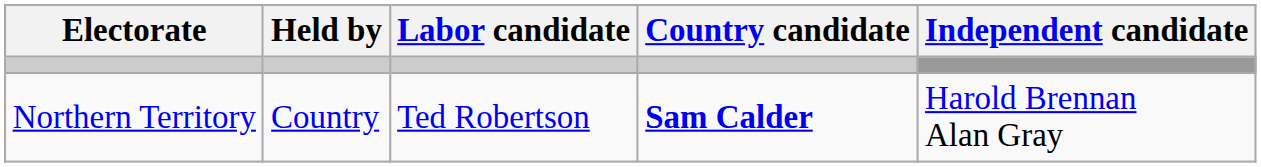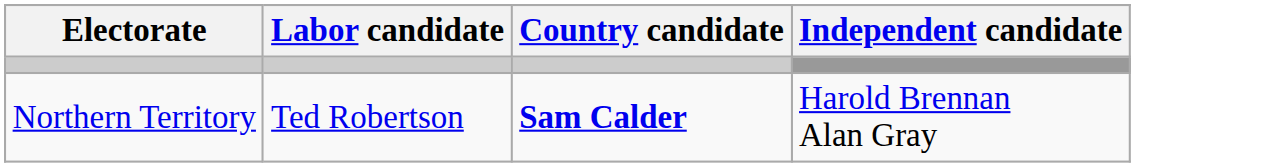- column: (327, 30)
